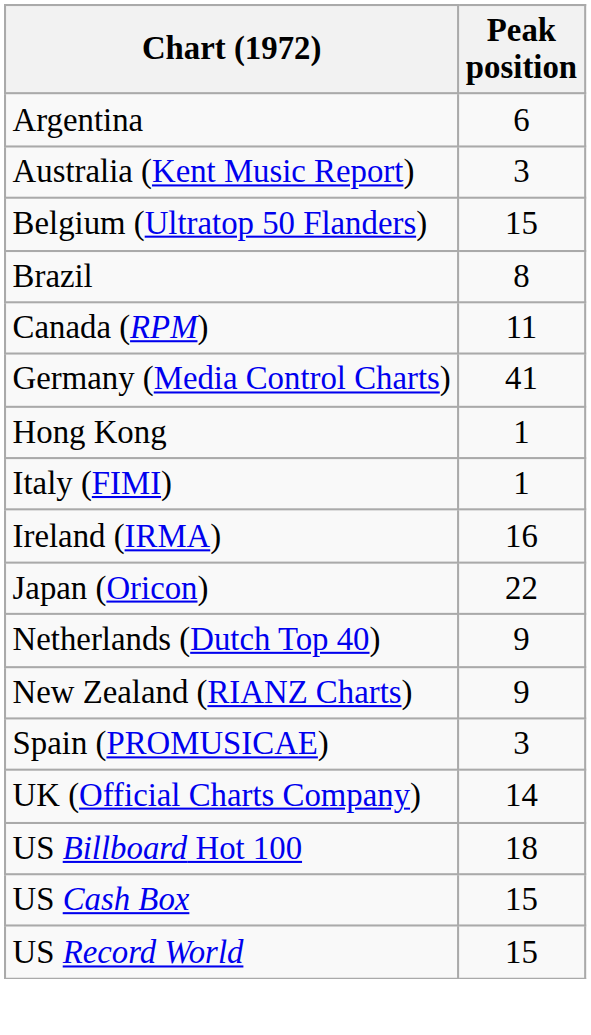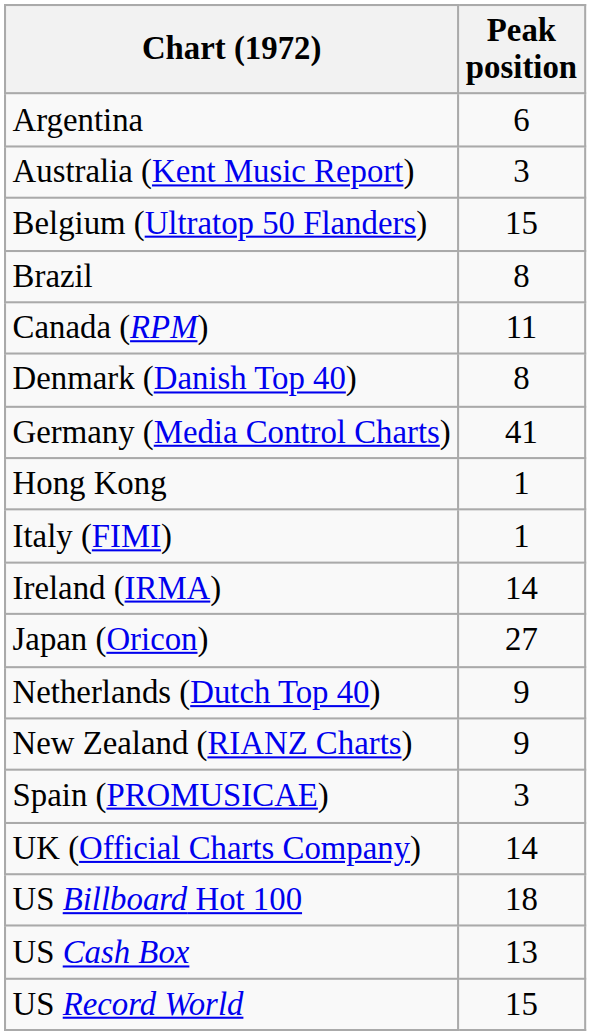+ row: (185, 379)
(521, 535) 16 -> (521, 587) 14
(521, 587) 22 -> (521, 639) 27
(521, 899) 15 -> (521, 951) 13
